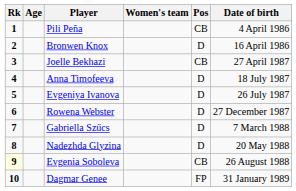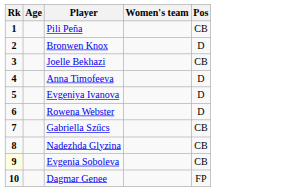- column: (251, 12)
(201, 128) D -> (201, 128) CB
(201, 145) D -> (201, 145) CB
